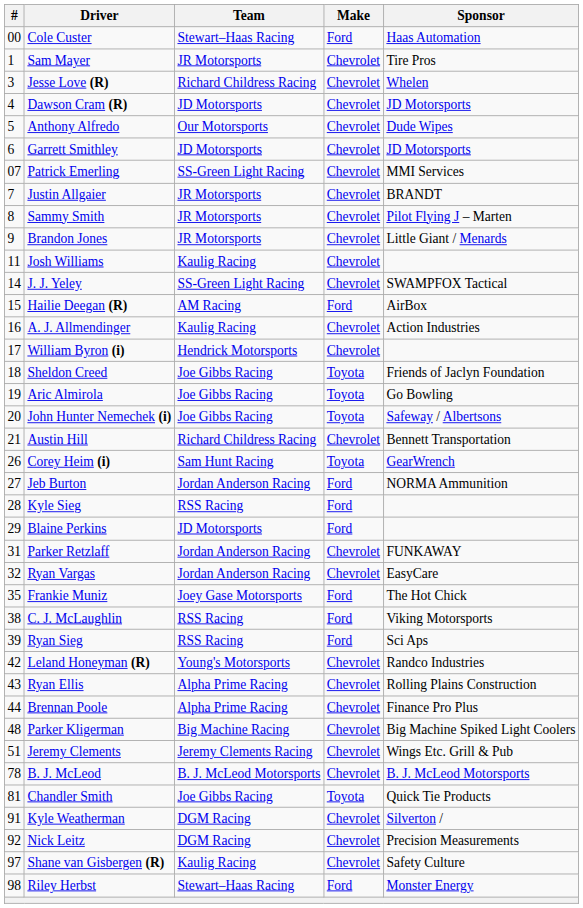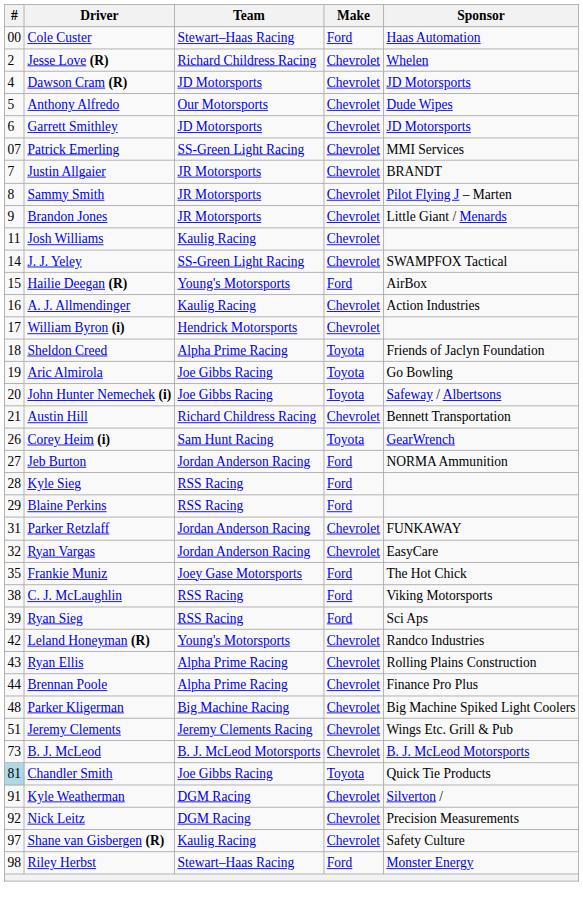- row: (59, 60)
(11, 82) 3 -> (11, 60) 2
(209, 305) AM Racing -> (234, 283) Young's Motorsports
(225, 372) Joe Gibbs Racing -> (233, 350) Alpha Prime Racing
(220, 528) JD Motorsports -> (210, 506) RSS Racing
(14, 774) 78 -> (14, 751) 73
(14, 796) no background -> (14, 774) lightblue background
